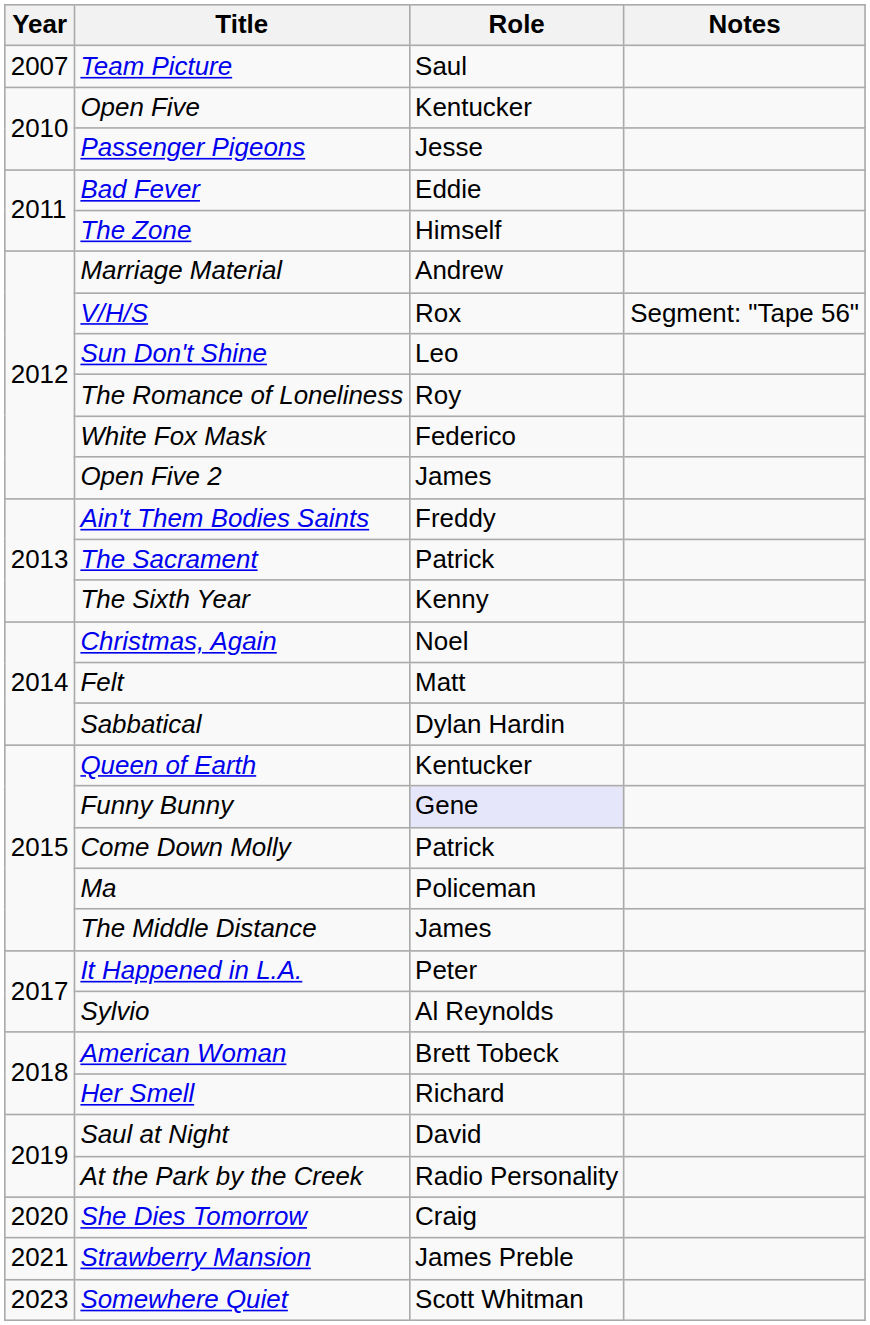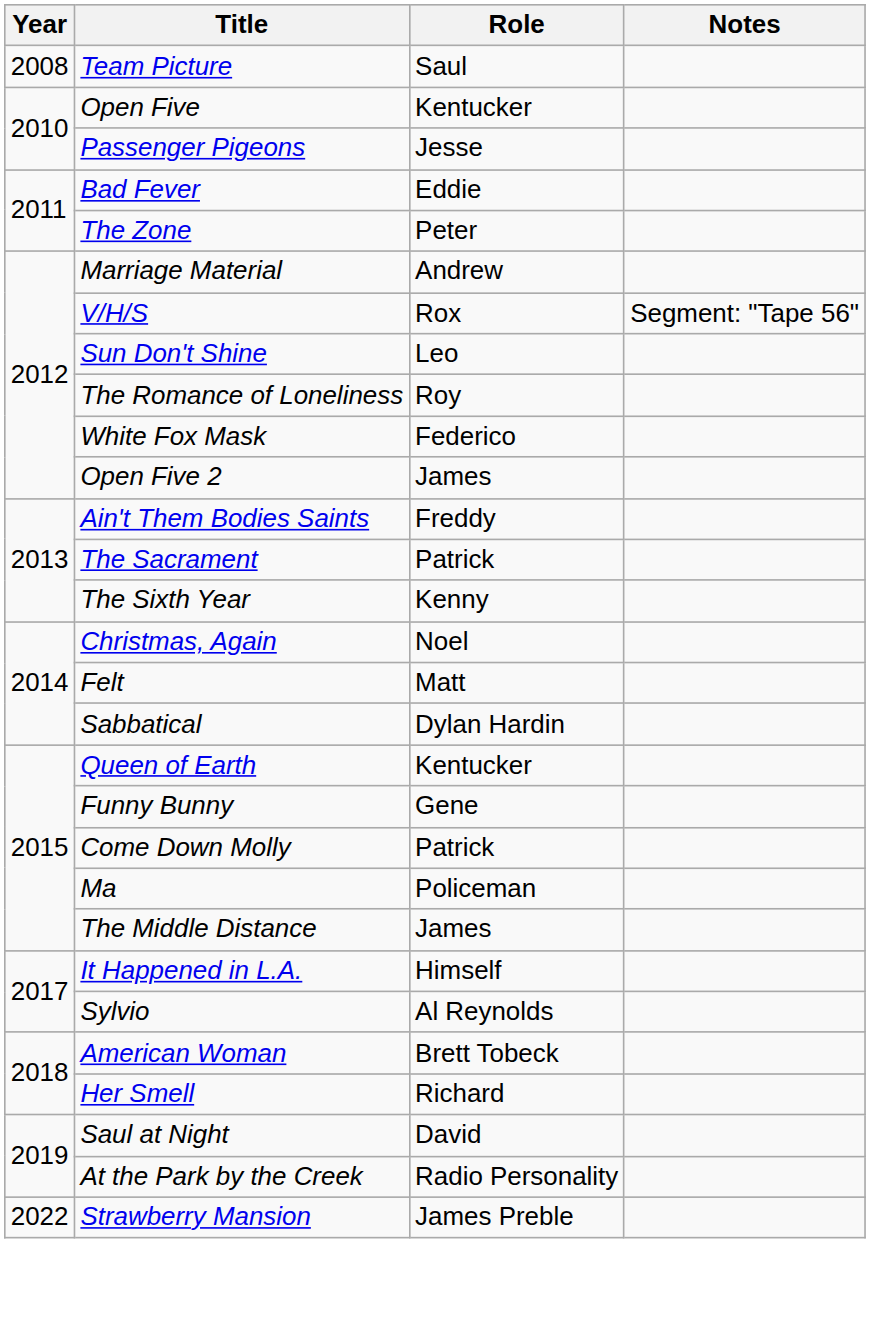(40, 66) 2007 -> (40, 66) 2008
(458, 230) Himself -> (446, 230) Peter
(447, 806) lavender background -> (447, 806) no background
(446, 970) Peter -> (458, 970) Himself
- row: (194, 1217)
(40, 1258) 2021 -> (40, 1217) 2022
- row: (184, 1299)
